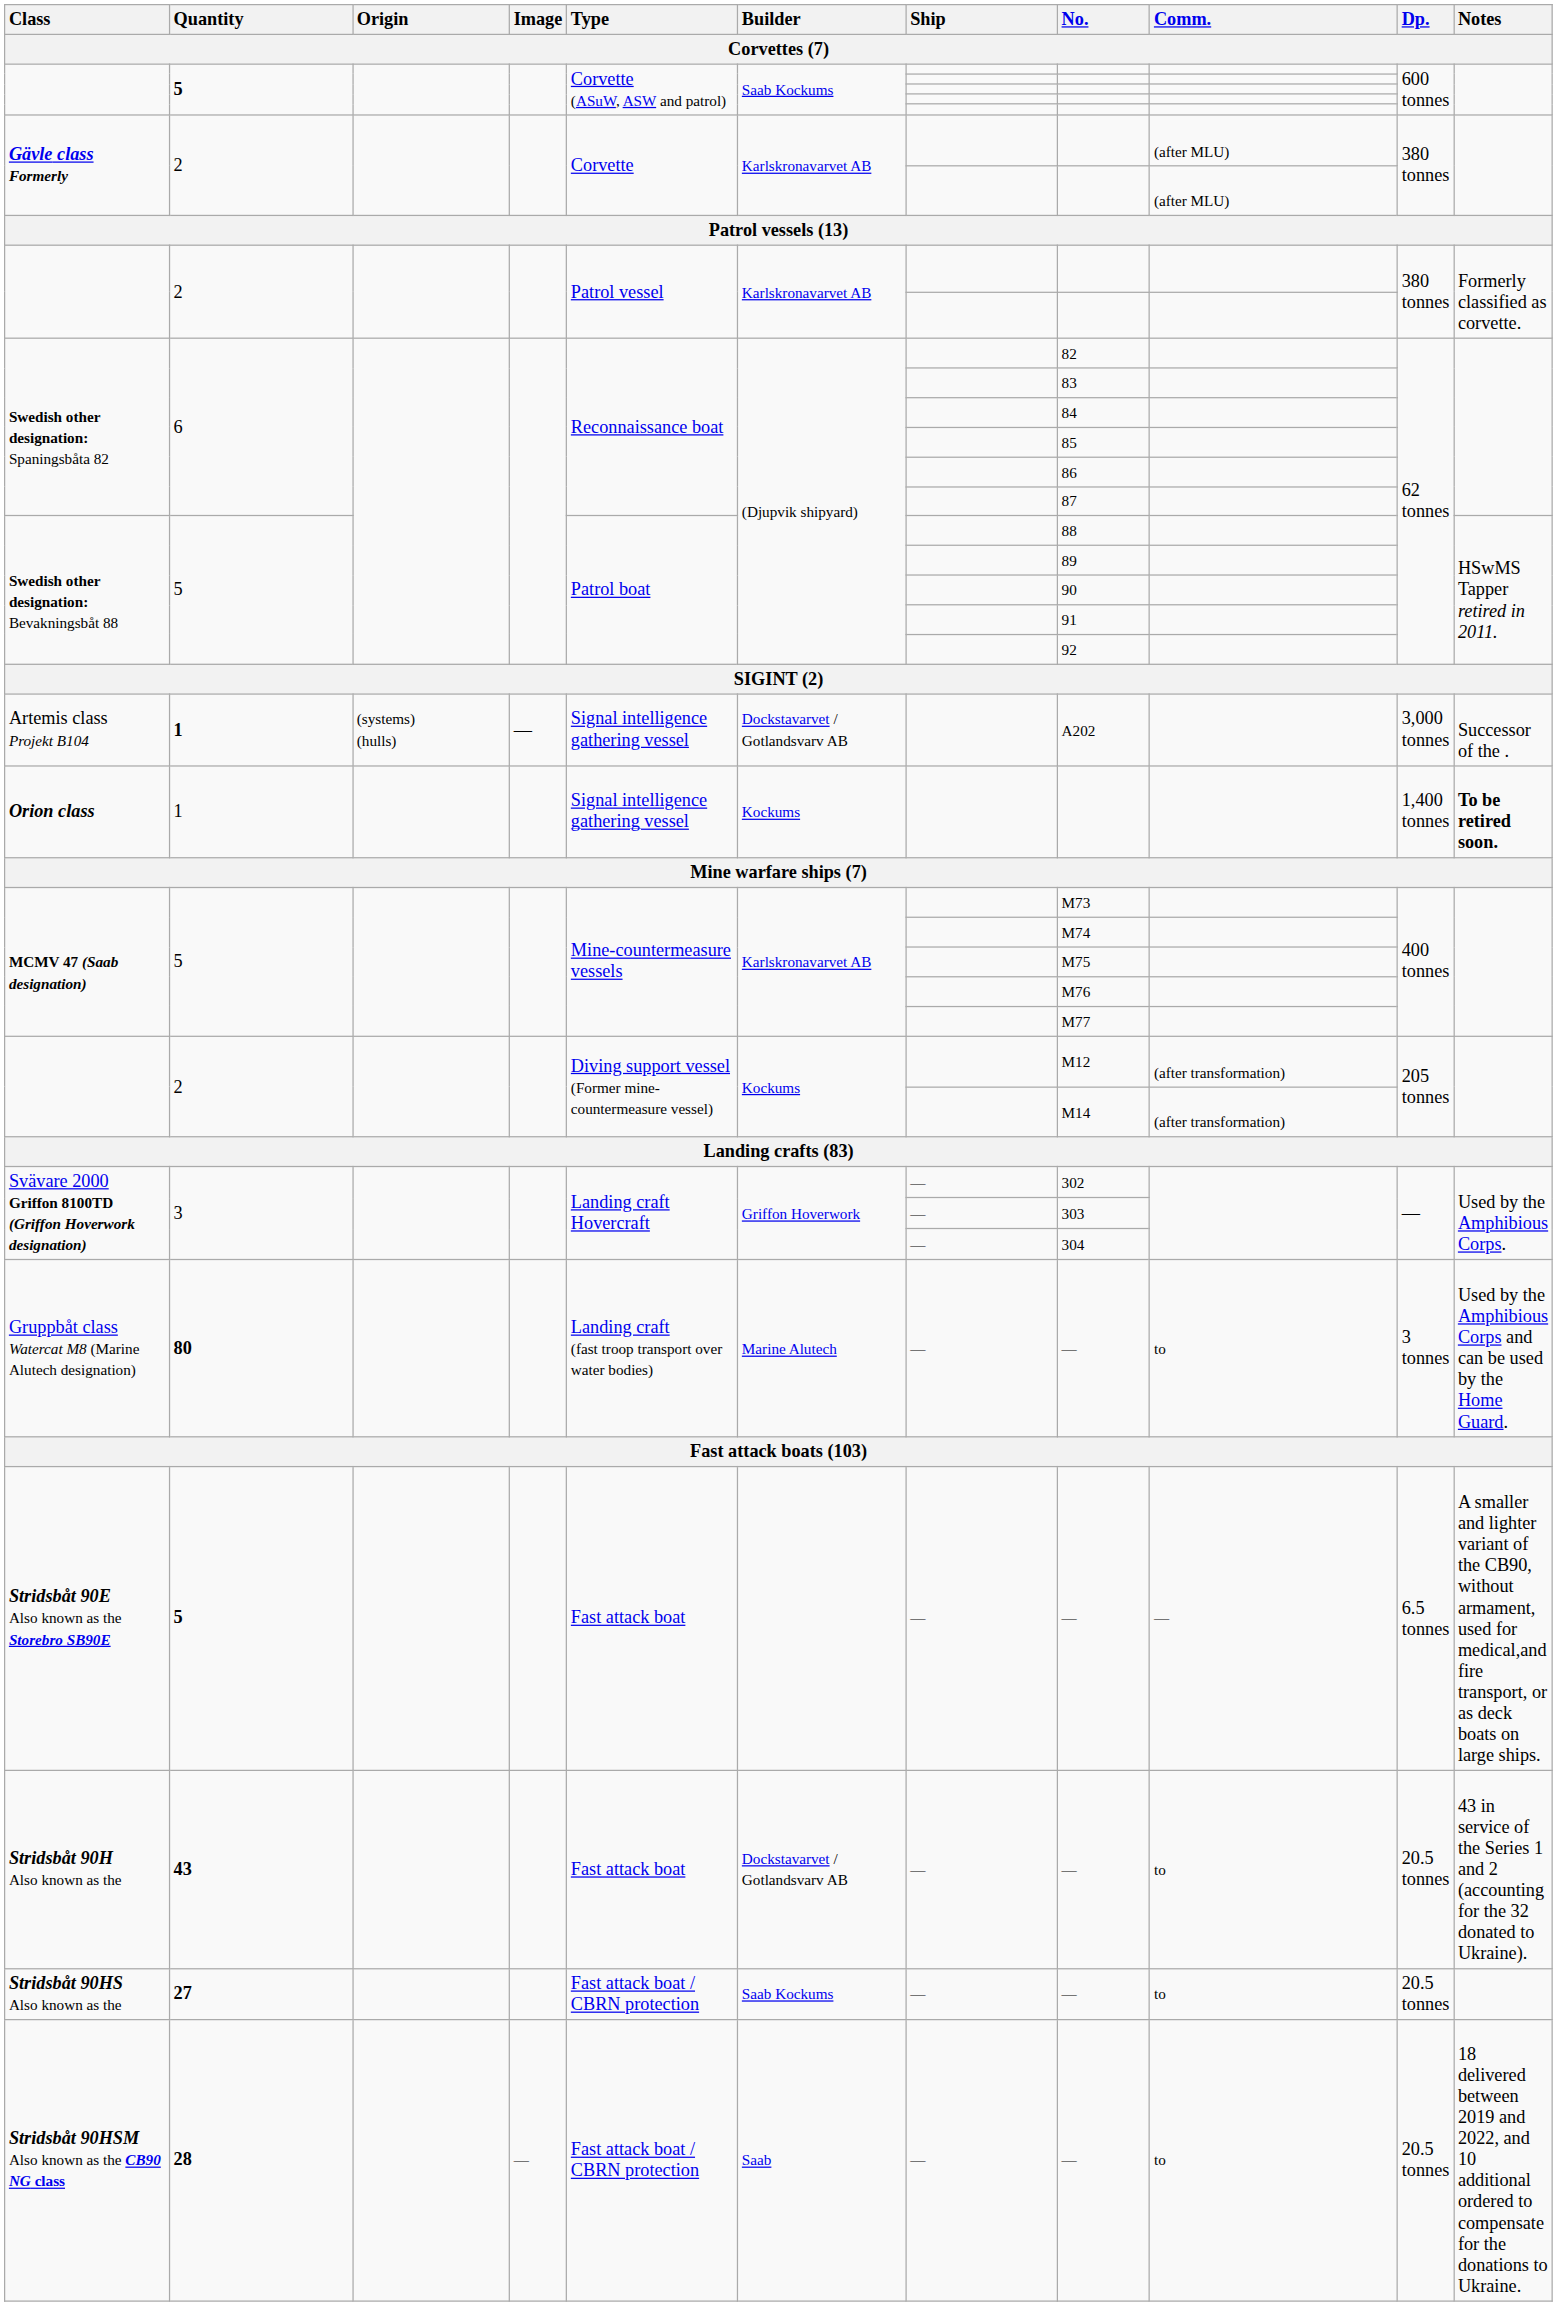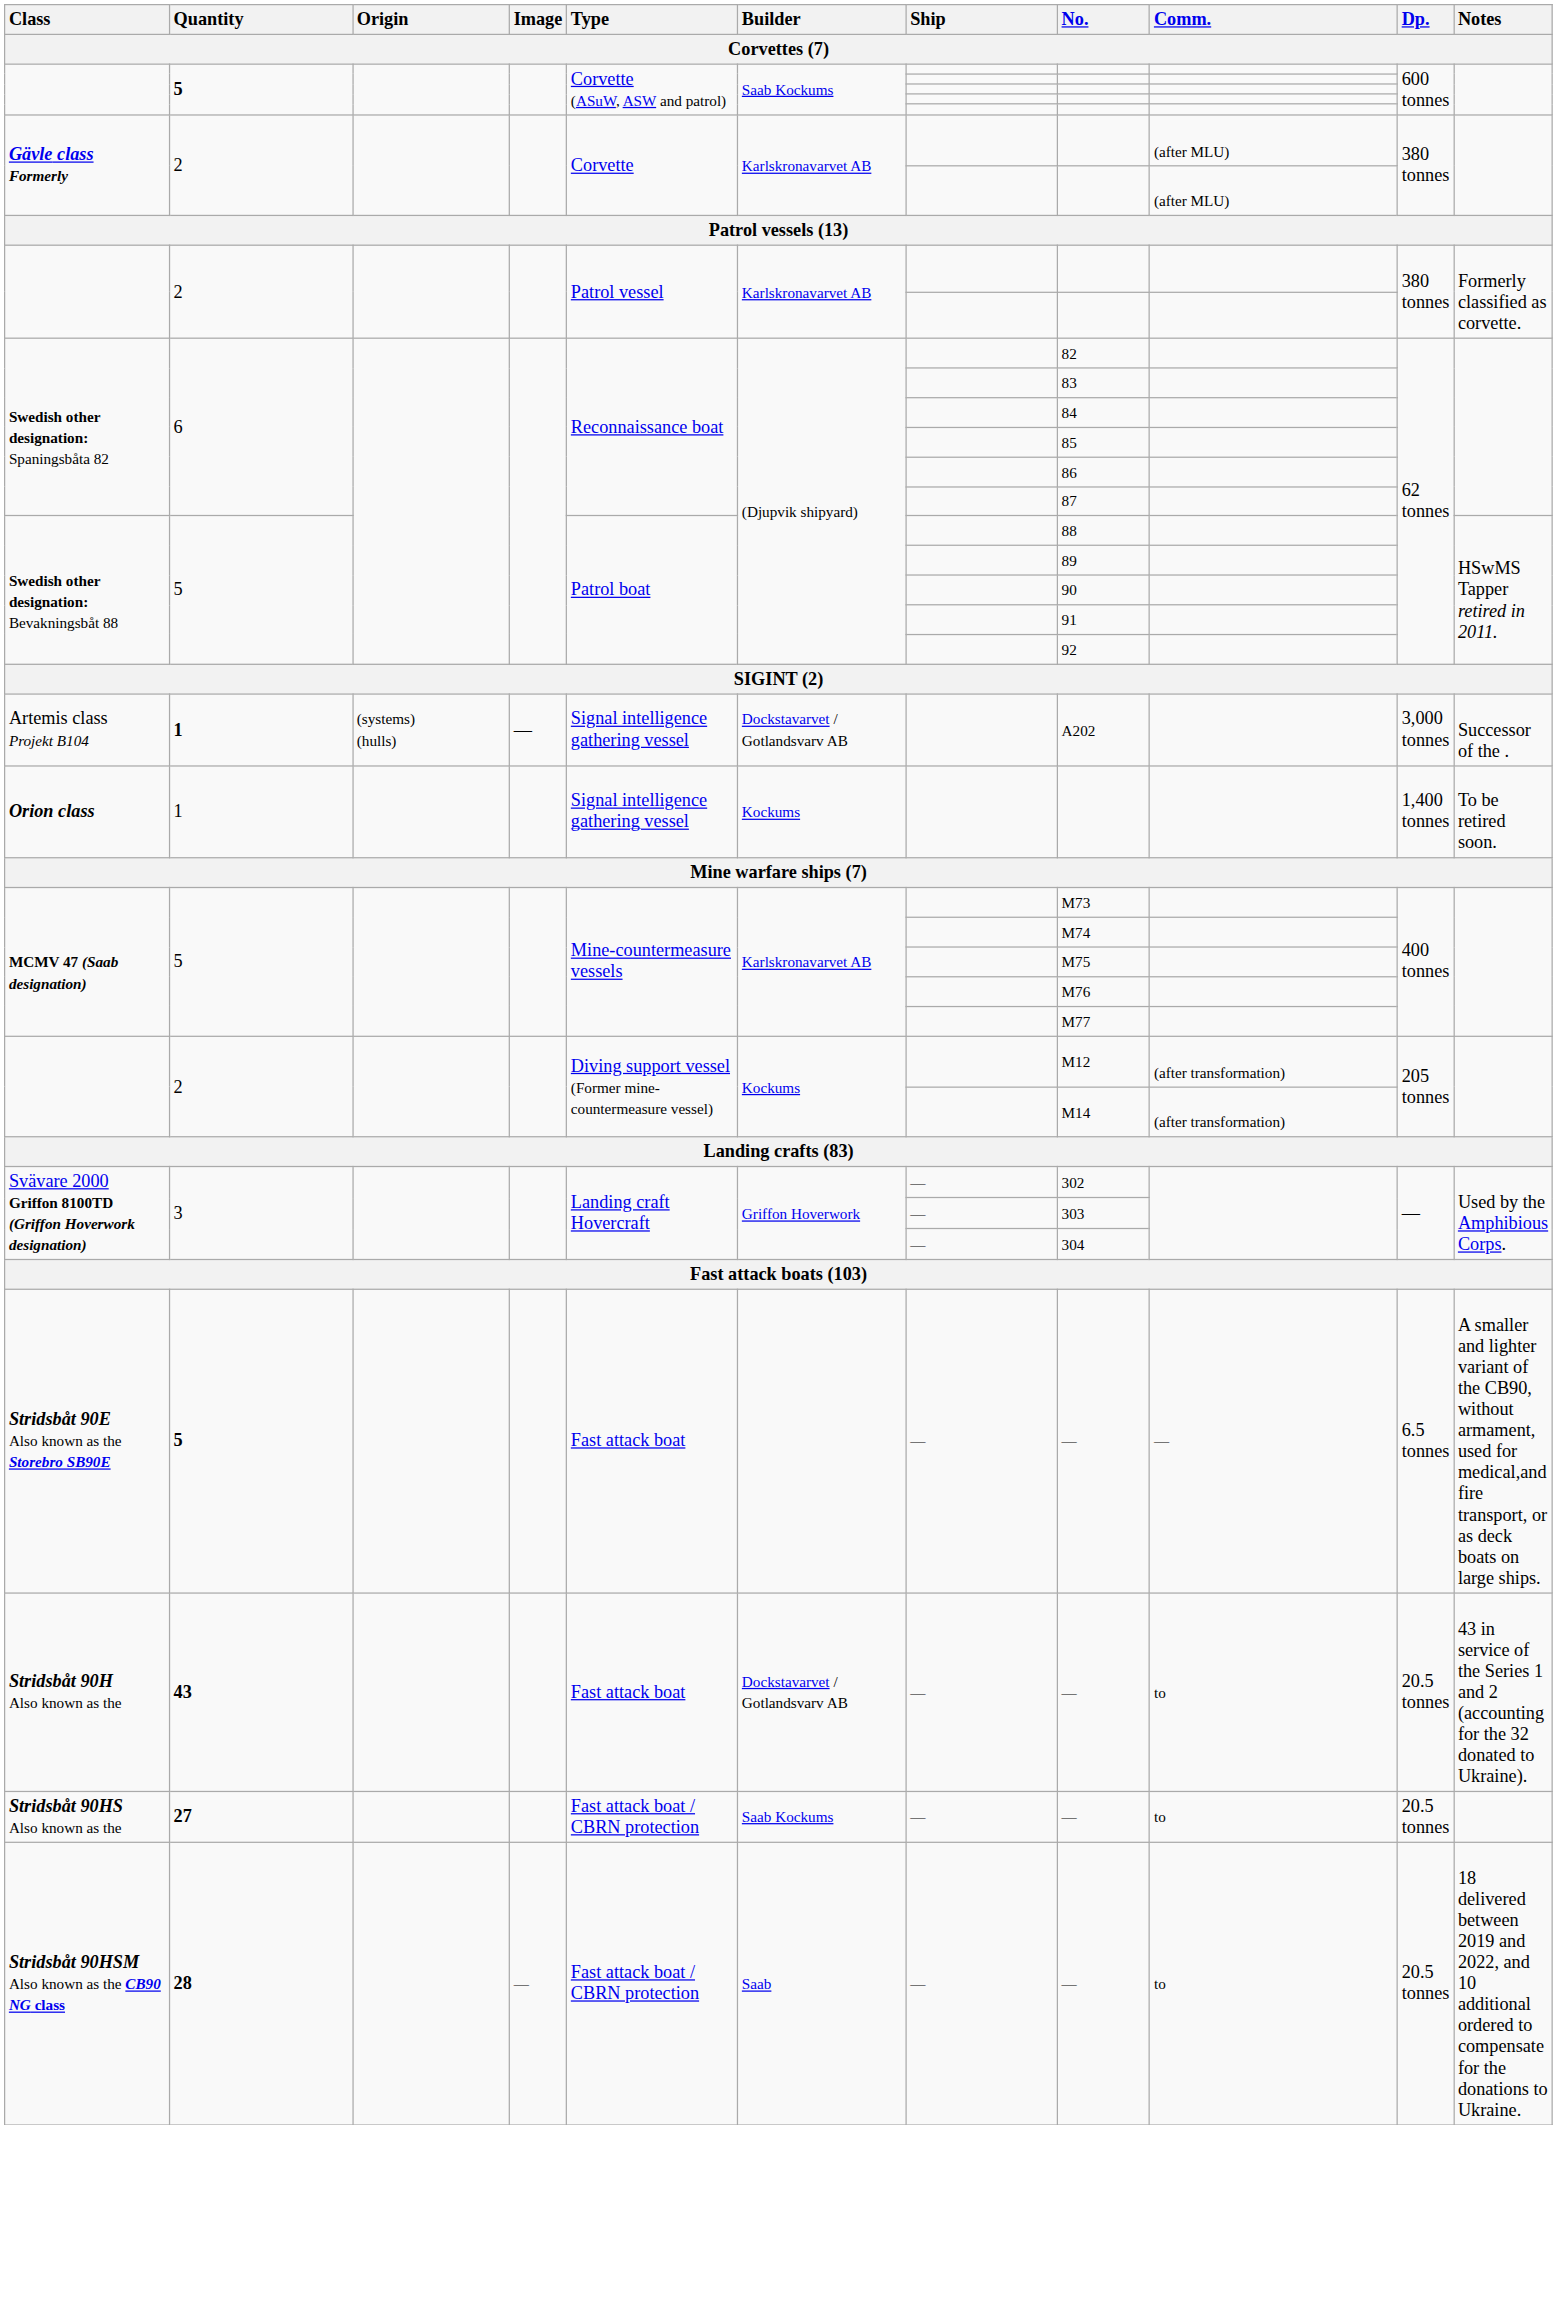(1484, 821) bold -> (1482, 821) normal
- row: (74, 1347)
